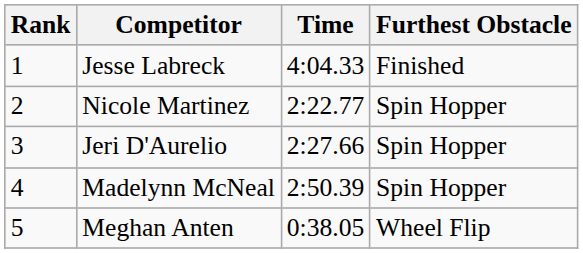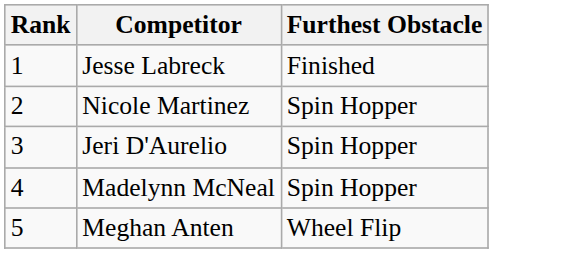- column: (325, 24)
